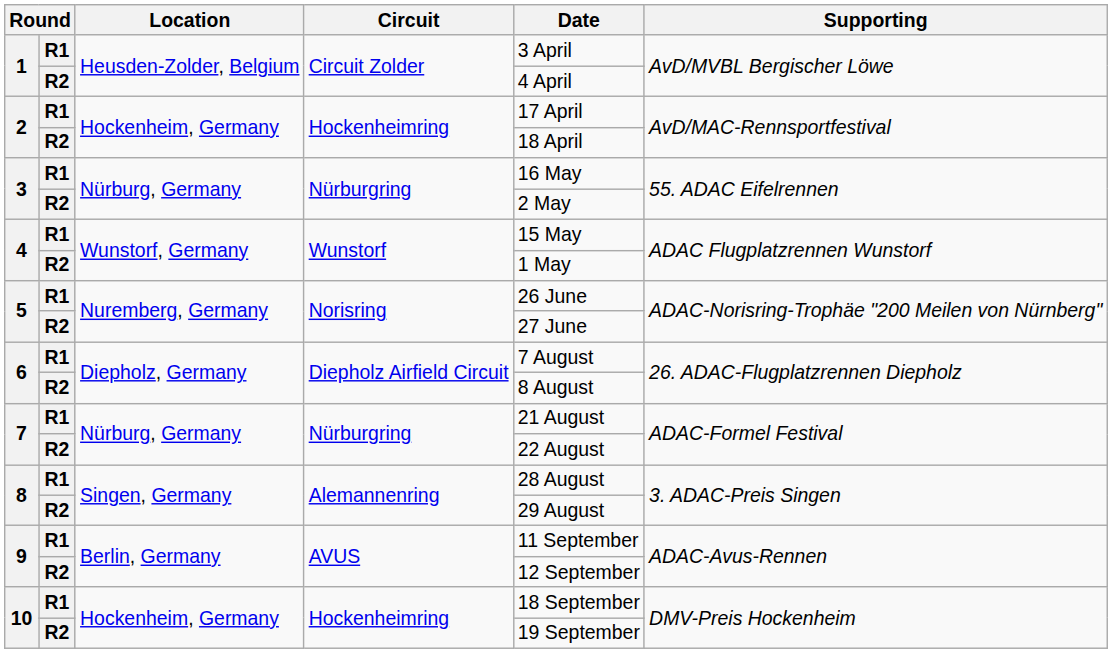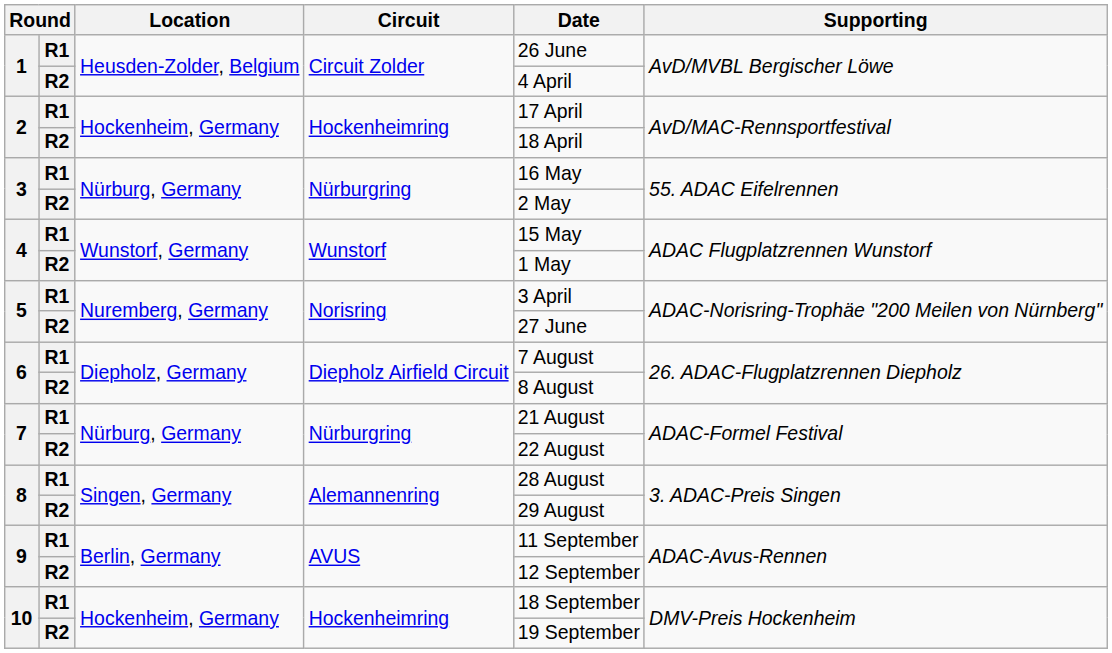(545, 50) 3 April -> (552, 50) 26 June
(552, 296) 26 June -> (545, 296) 3 April
